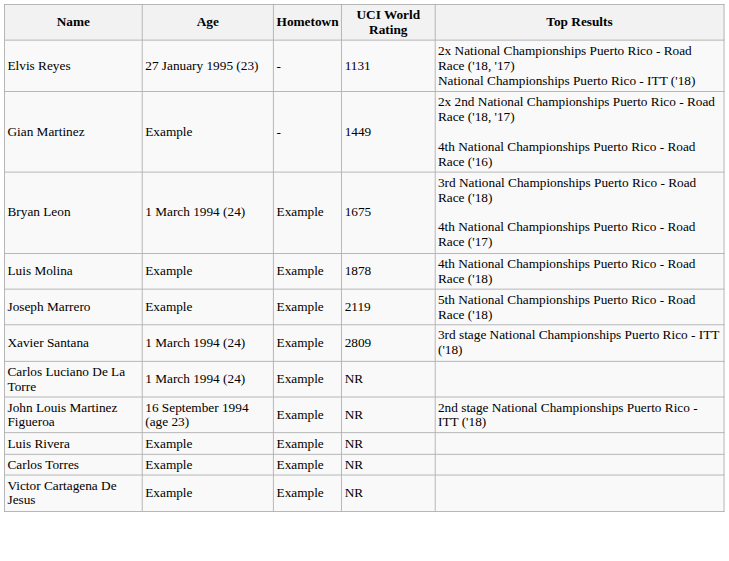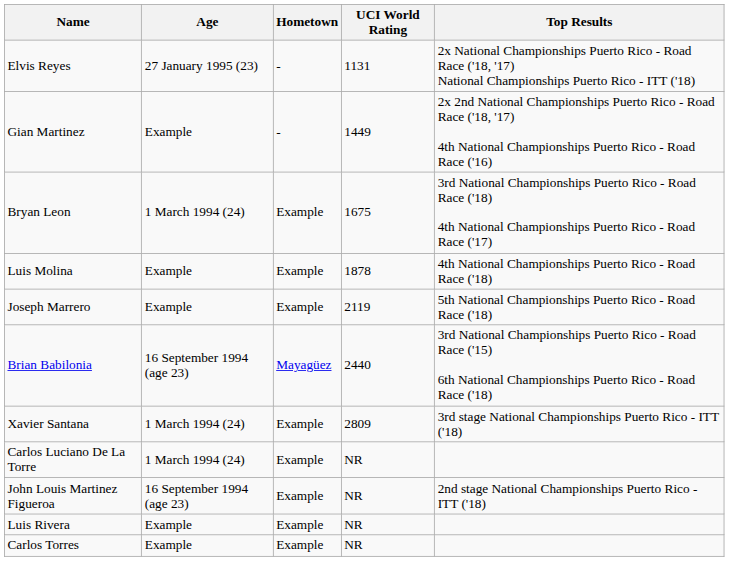+ row: (50, 365)
- row: (62, 493)
